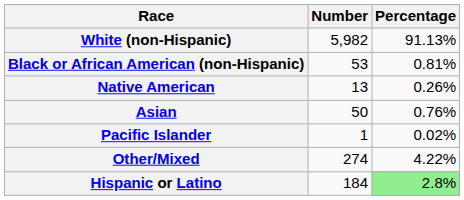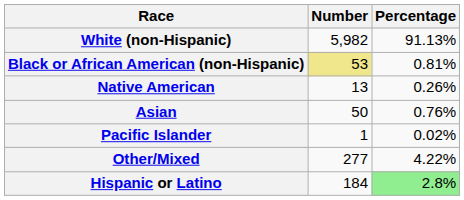(360, 64) no background -> (360, 64) khaki background
(356, 159) 274 -> (356, 159) 277
